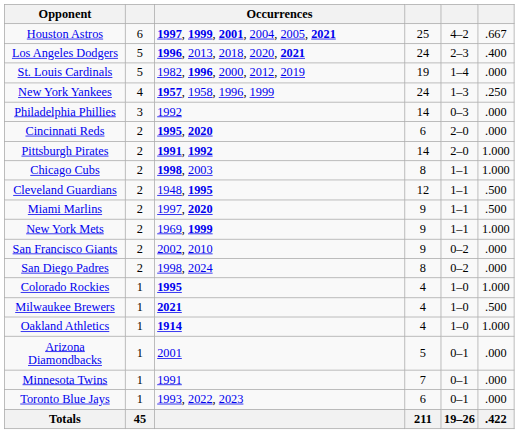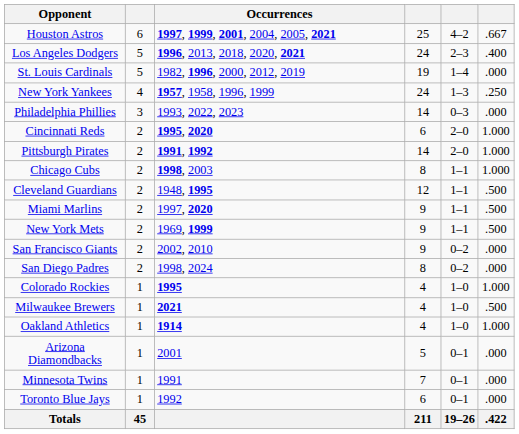(170, 111) 1992 -> (200, 111) 1993, 2022, 2023
(496, 131) .000 -> (496, 131) 1.000
(496, 229) 1.000 -> (496, 229) .500
(200, 399) 1993, 2022, 2023 -> (170, 399) 1992
